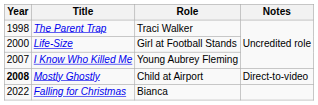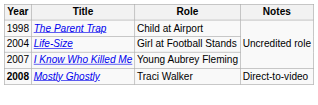(165, 28) Traci Walker -> (170, 28) Child at Airport
(18, 44) 2000 -> (18, 44) 2004
(170, 76) Child at Airport -> (165, 76) Traci Walker
- row: (80, 92)
